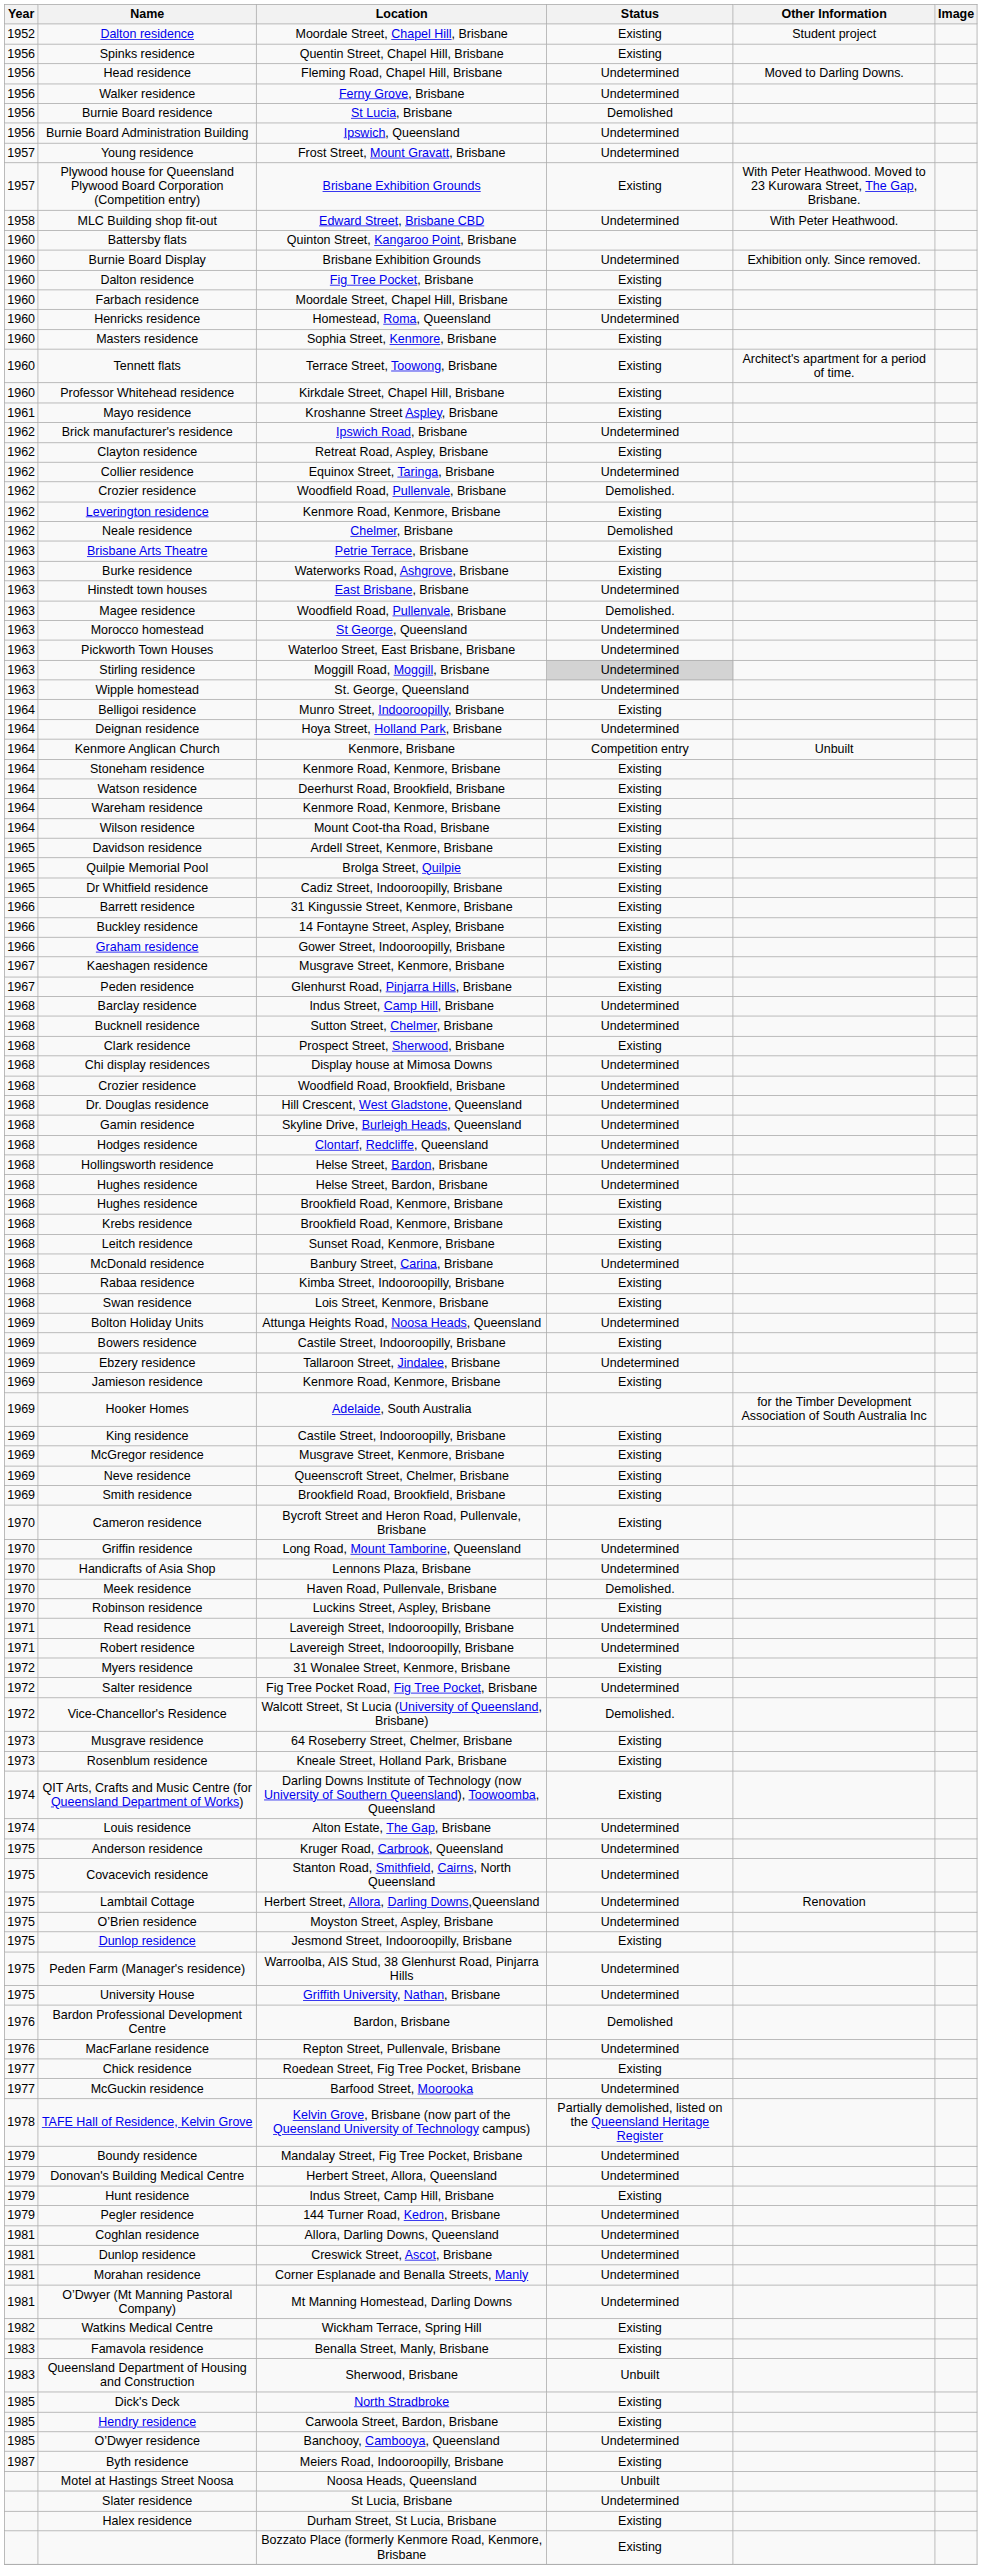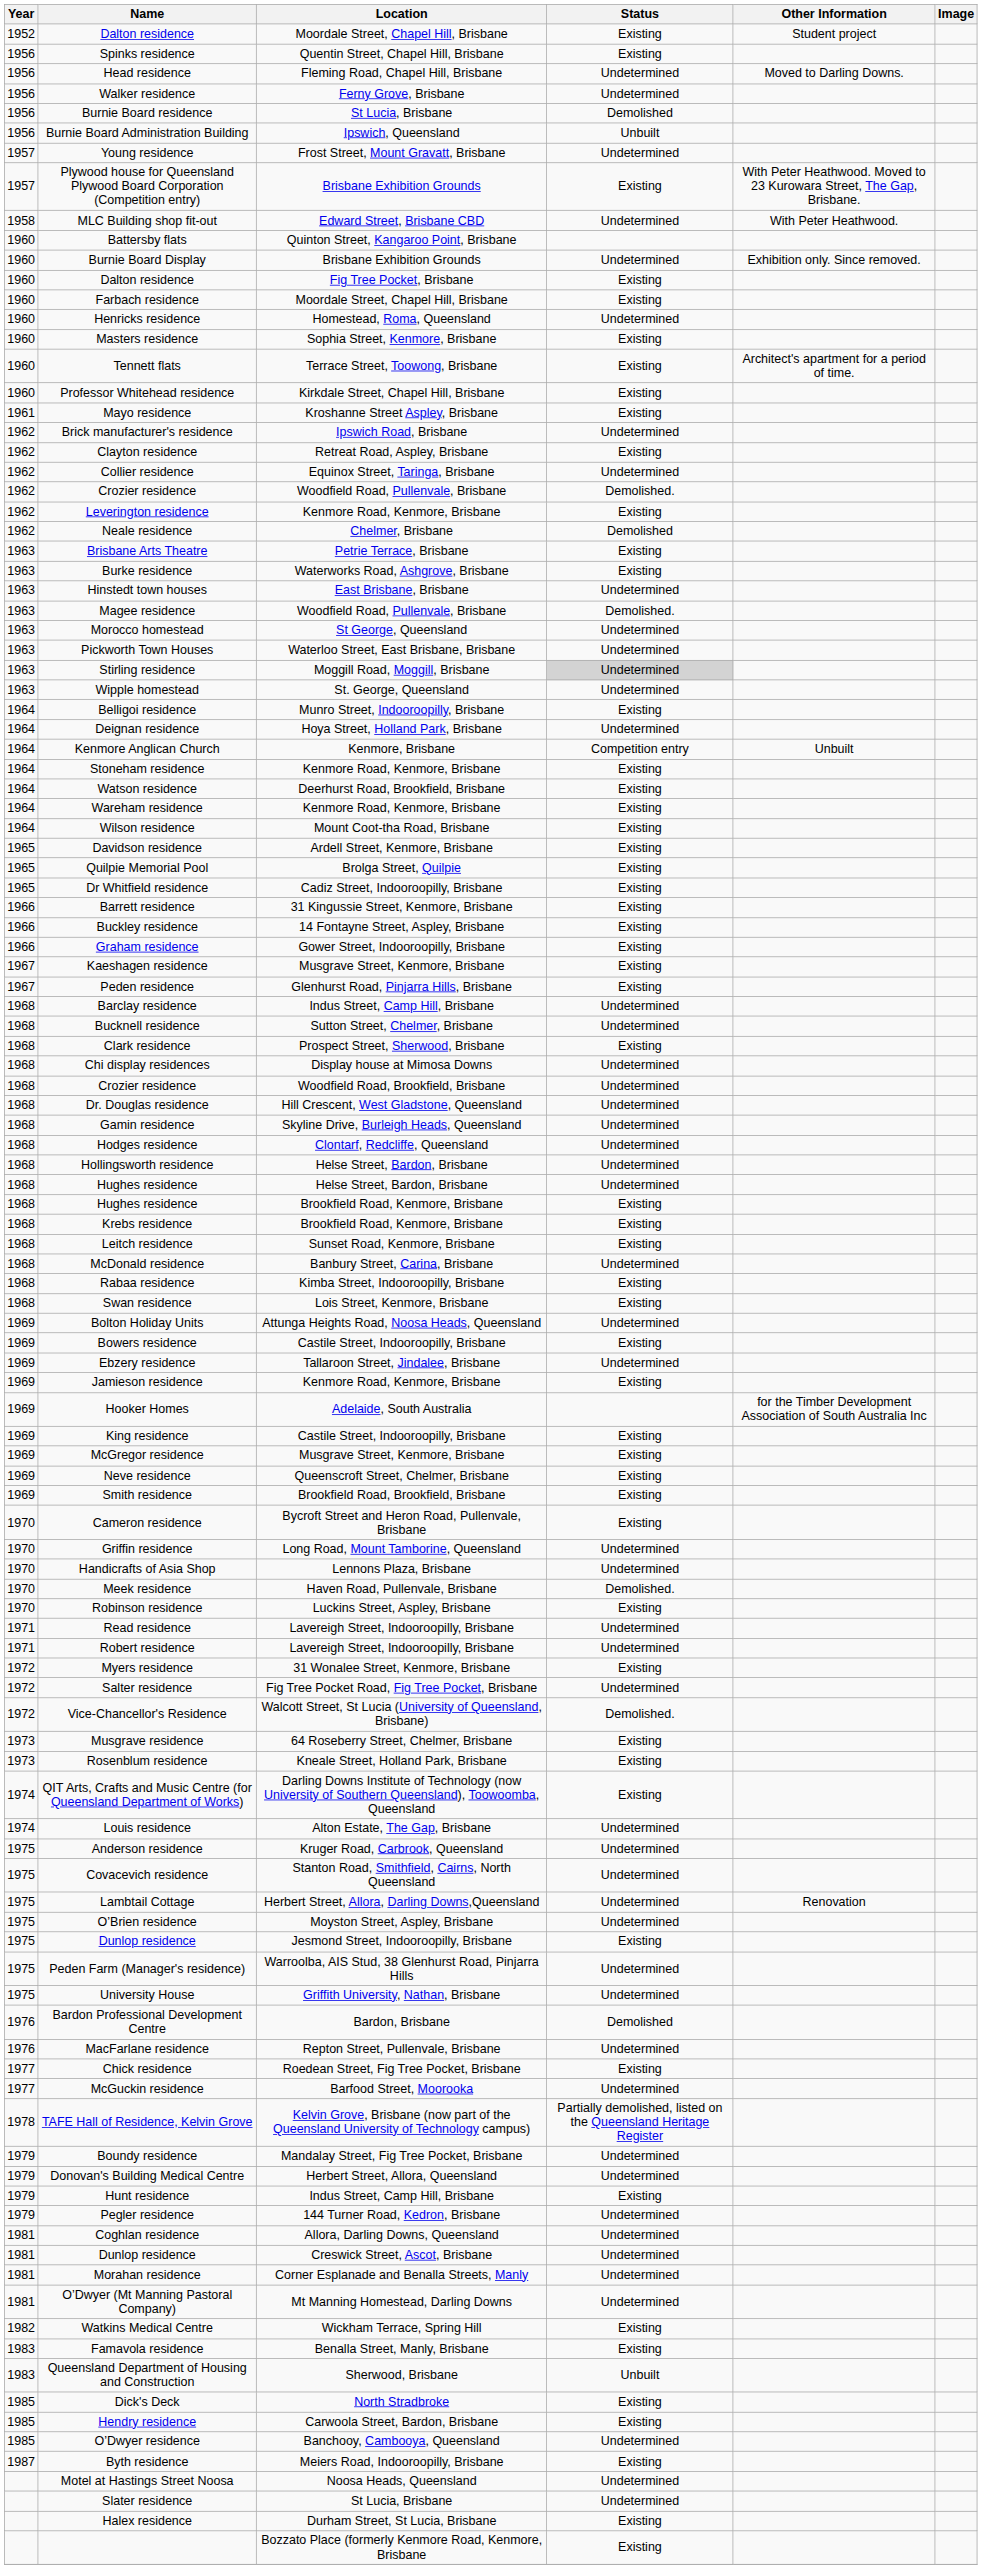(640, 133) Undetermined -> (640, 133) Unbuilt
(640, 2481) Unbuilt -> (640, 2481) Undetermined
